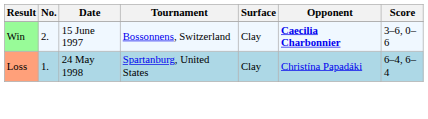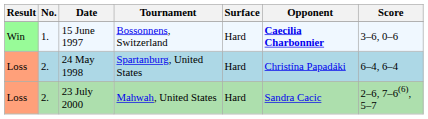(45, 36) 2. -> (45, 36) 1.
(251, 36) Clay -> (235, 36) Hard
(45, 66) 1. -> (45, 66) 2.
(251, 66) Clay -> (235, 66) Hard
+ row: (77, 97)
